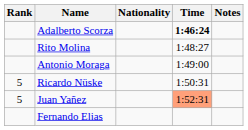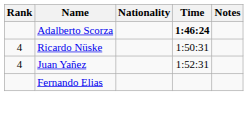- row: (64, 47)
- row: (73, 64)
(20, 82) 5 -> (20, 47) 4
(20, 99) 5 -> (20, 64) 4
(192, 99) lightsalmon background -> (192, 64) no background
